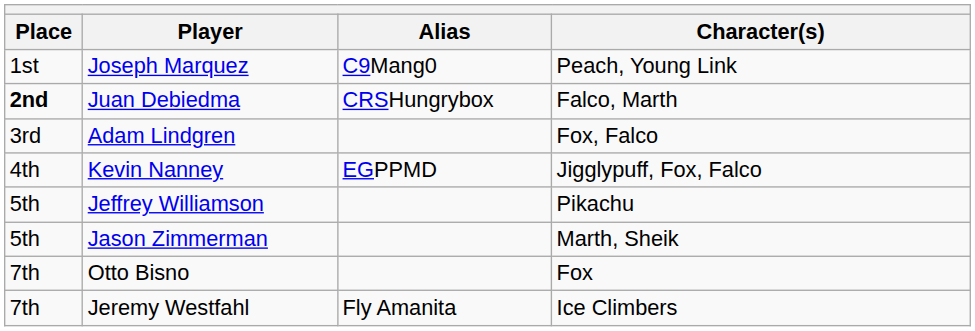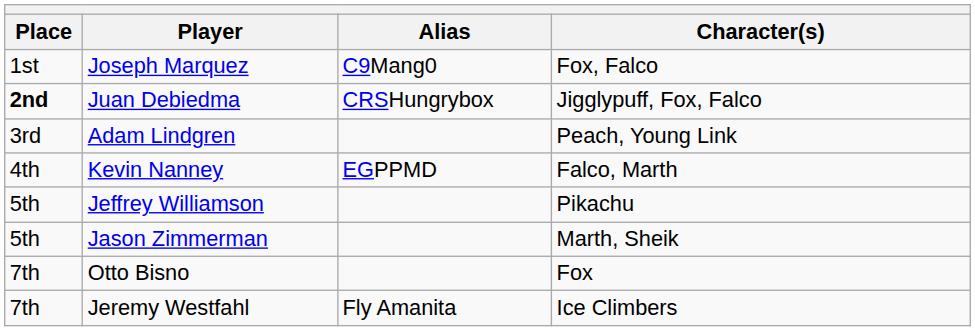(647, 66) Peach, Young Link -> (607, 66) Fox, Falco
(617, 100) Falco, Marth -> (659, 100) Jigglypuff, Fox, Falco
(607, 135) Fox, Falco -> (647, 135) Peach, Young Link
(659, 169) Jigglypuff, Fox, Falco -> (617, 169) Falco, Marth
